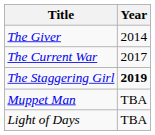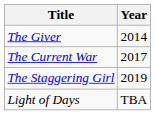(134, 78) bold -> (134, 78) normal
- row: (42, 99)
